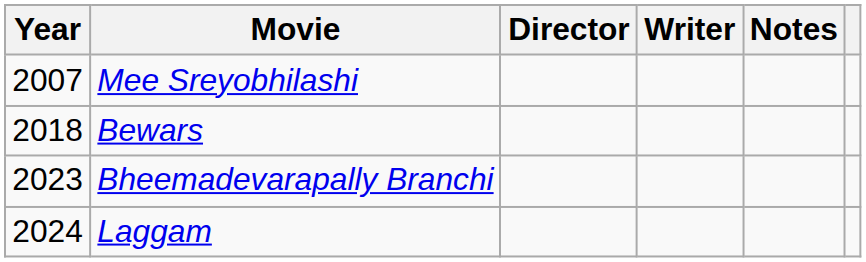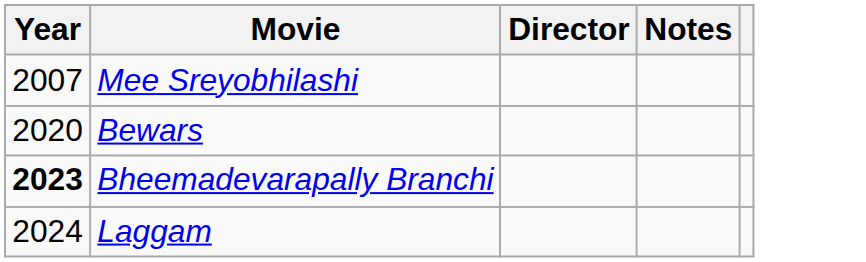- column: (690, 29)
(48, 130) 2018 -> (48, 130) 2020
(48, 180) normal -> (48, 180) bold
